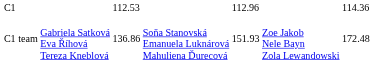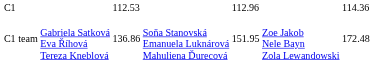(246, 38) 151.93 -> (246, 38) 151.95
